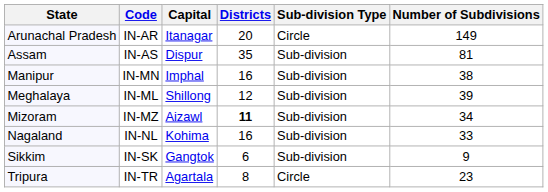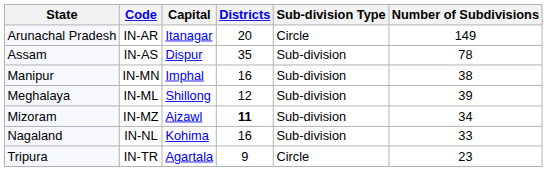(466, 55) 81 -> (465, 55) 78
- row: (26, 157)
(245, 177) 8 -> (245, 157) 9
